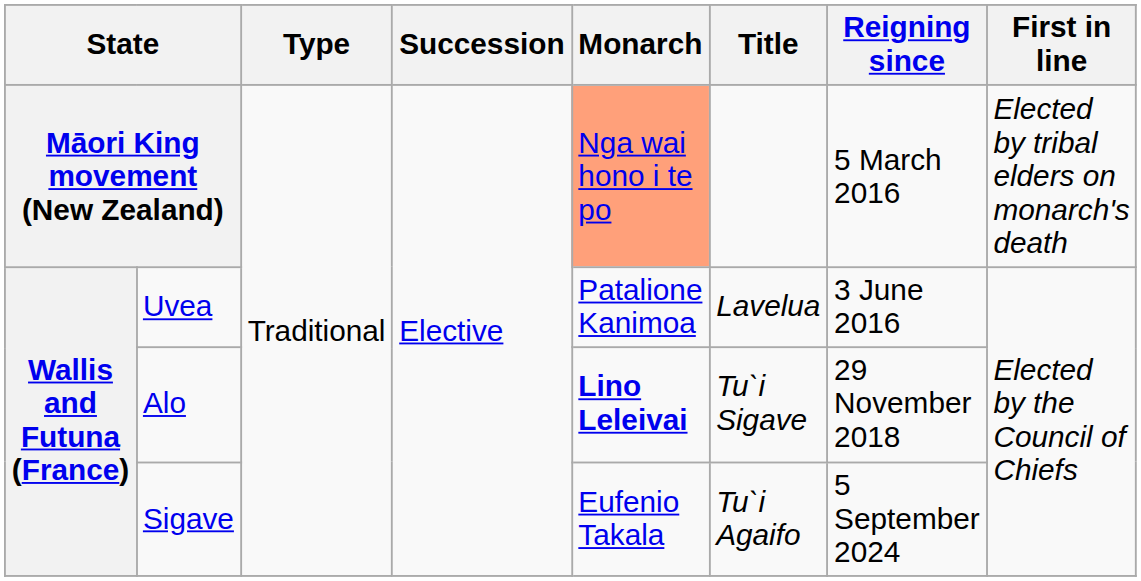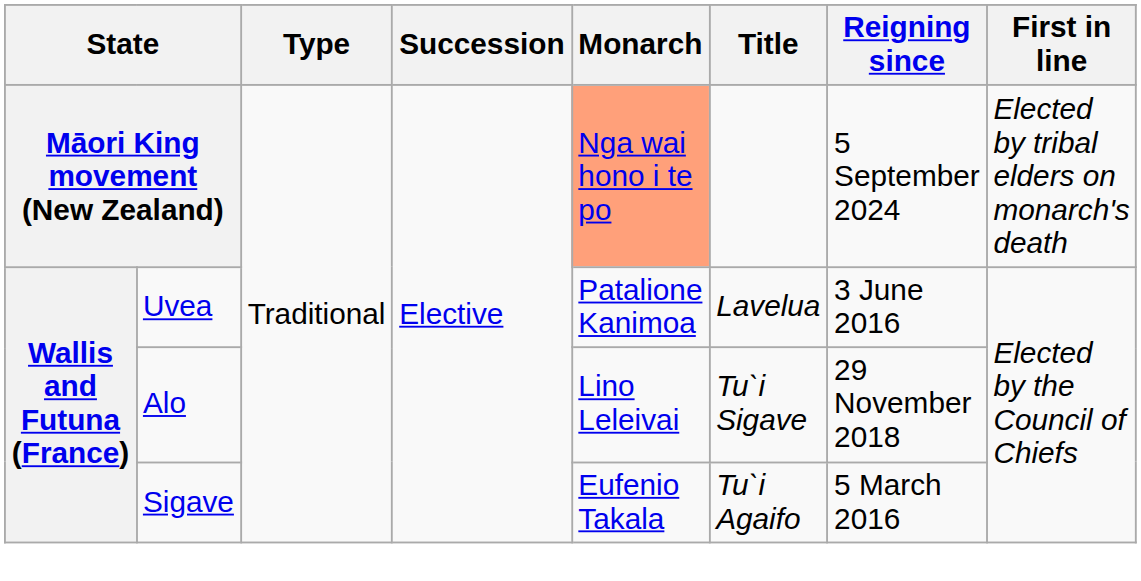(888, 175) 5 March 2016 -> (907, 175) 5 September 2024
(633, 404) bold -> (629, 404) normal
(907, 518) 5 September 2024 -> (888, 501) 5 March 2016
